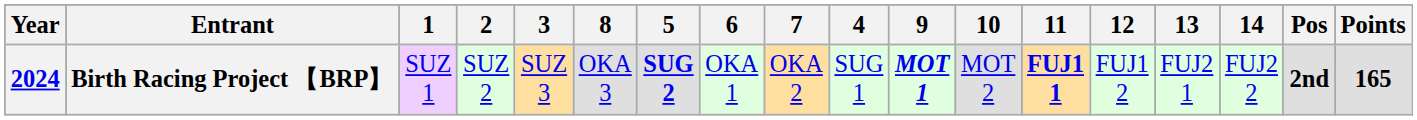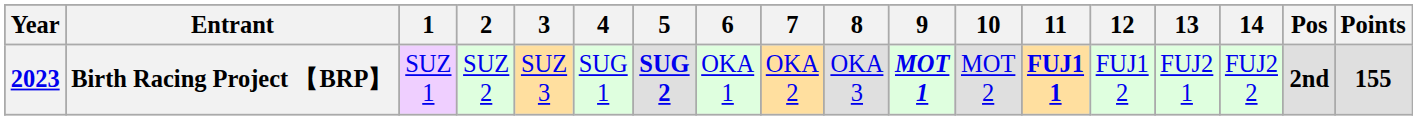columns swapped: (859, 24) <-> (605, 24)
(35, 79) 2024 -> (35, 79) 2023
(1373, 79) 165 -> (1373, 79) 155
